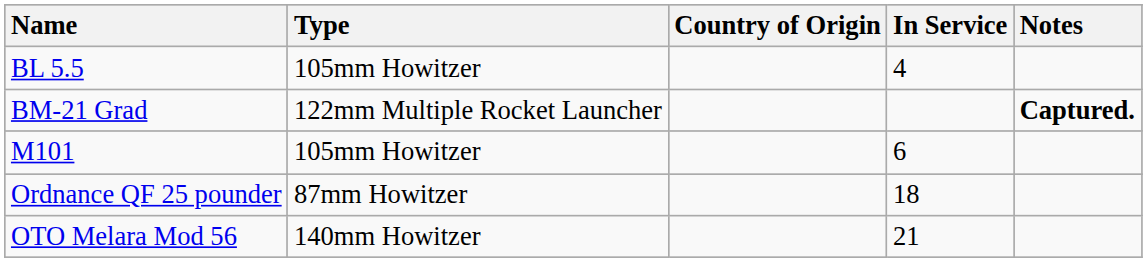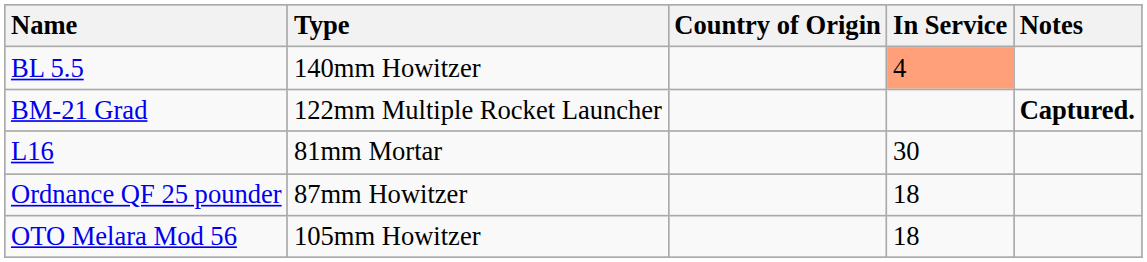(387, 67) 105mm Howitzer -> (387, 67) 140mm Howitzer
(900, 67) no background -> (900, 67) lightsalmon background
+ row: (32, 151)
- row: (43, 151)
(387, 236) 140mm Howitzer -> (387, 236) 105mm Howitzer
(906, 236) 21 -> (906, 236) 18
